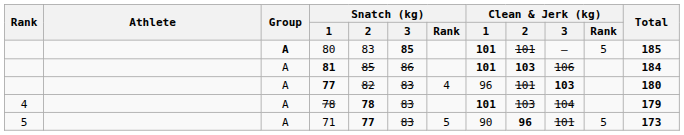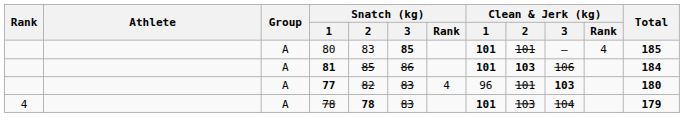(285, 49) bold -> (285, 49) normal
(604, 49) 5 -> (604, 49) 4
- row: (329, 121)
